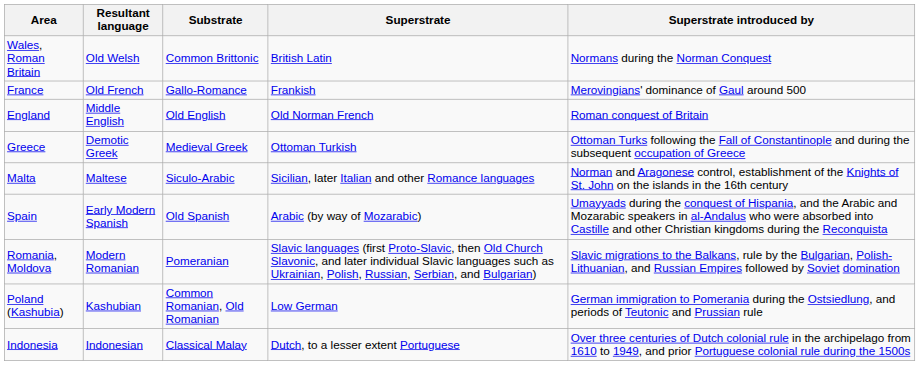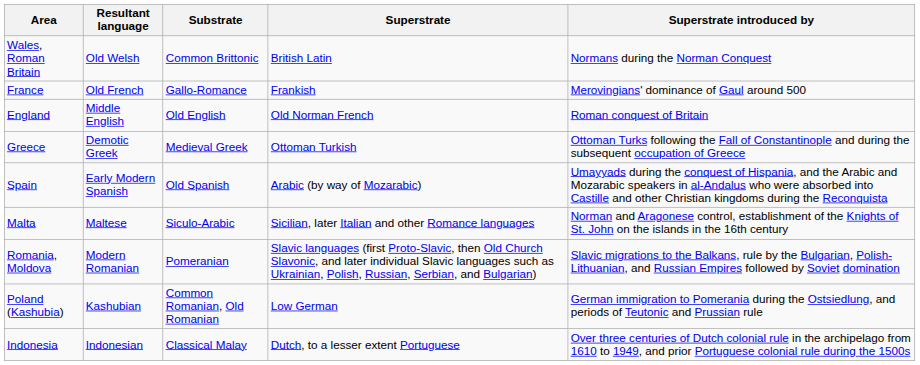rows swapped: (22, 216) <-> (21, 178)
